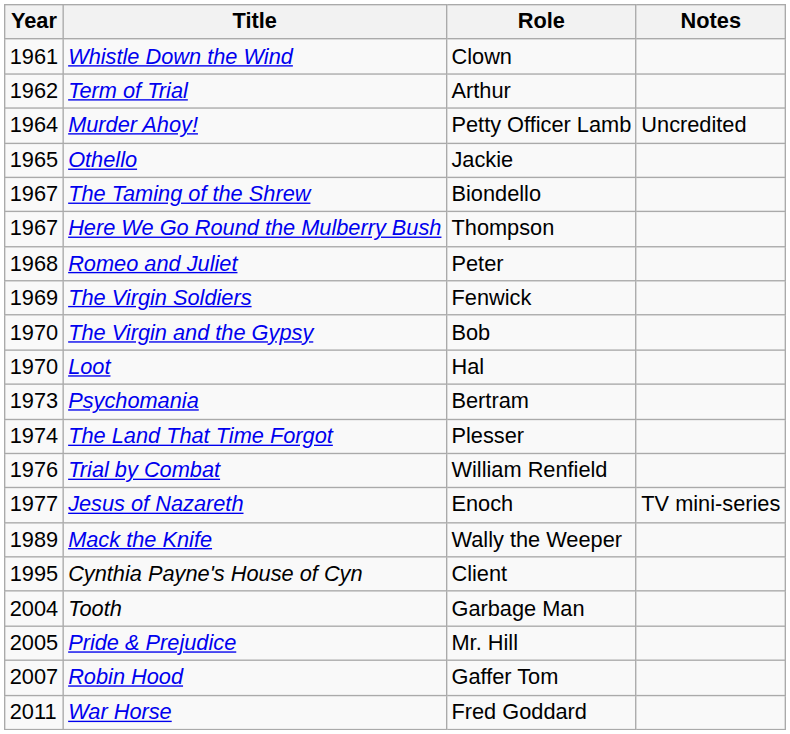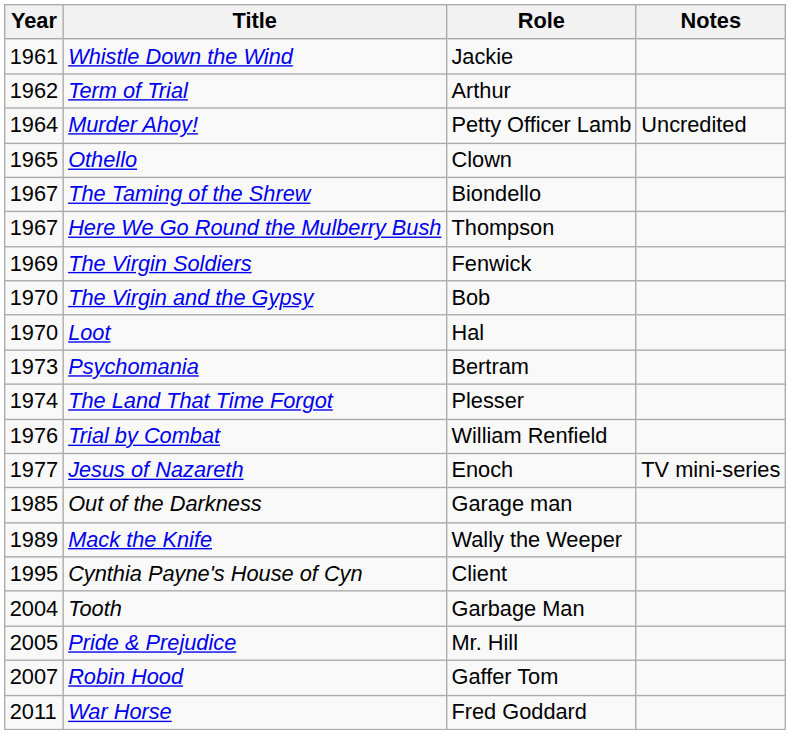(482, 56) Clown -> (482, 56) Jackie
(482, 159) Jackie -> (482, 159) Clown
- row: (153, 263)
+ row: (165, 504)
